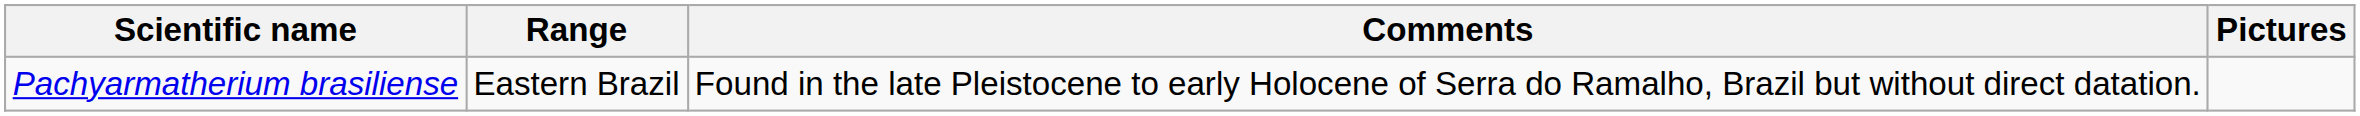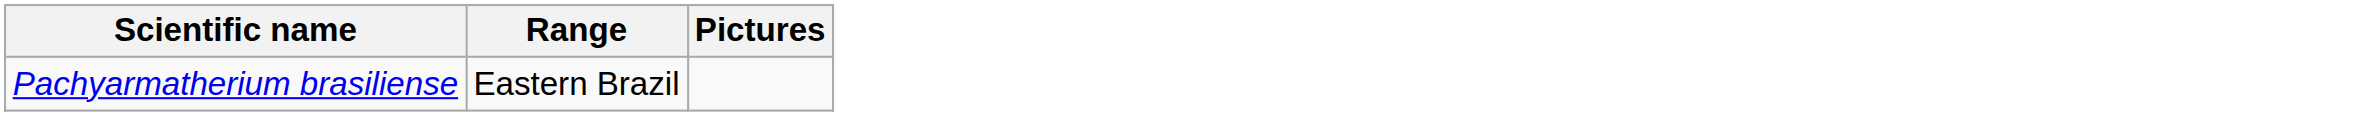- column: (1448, 30)
